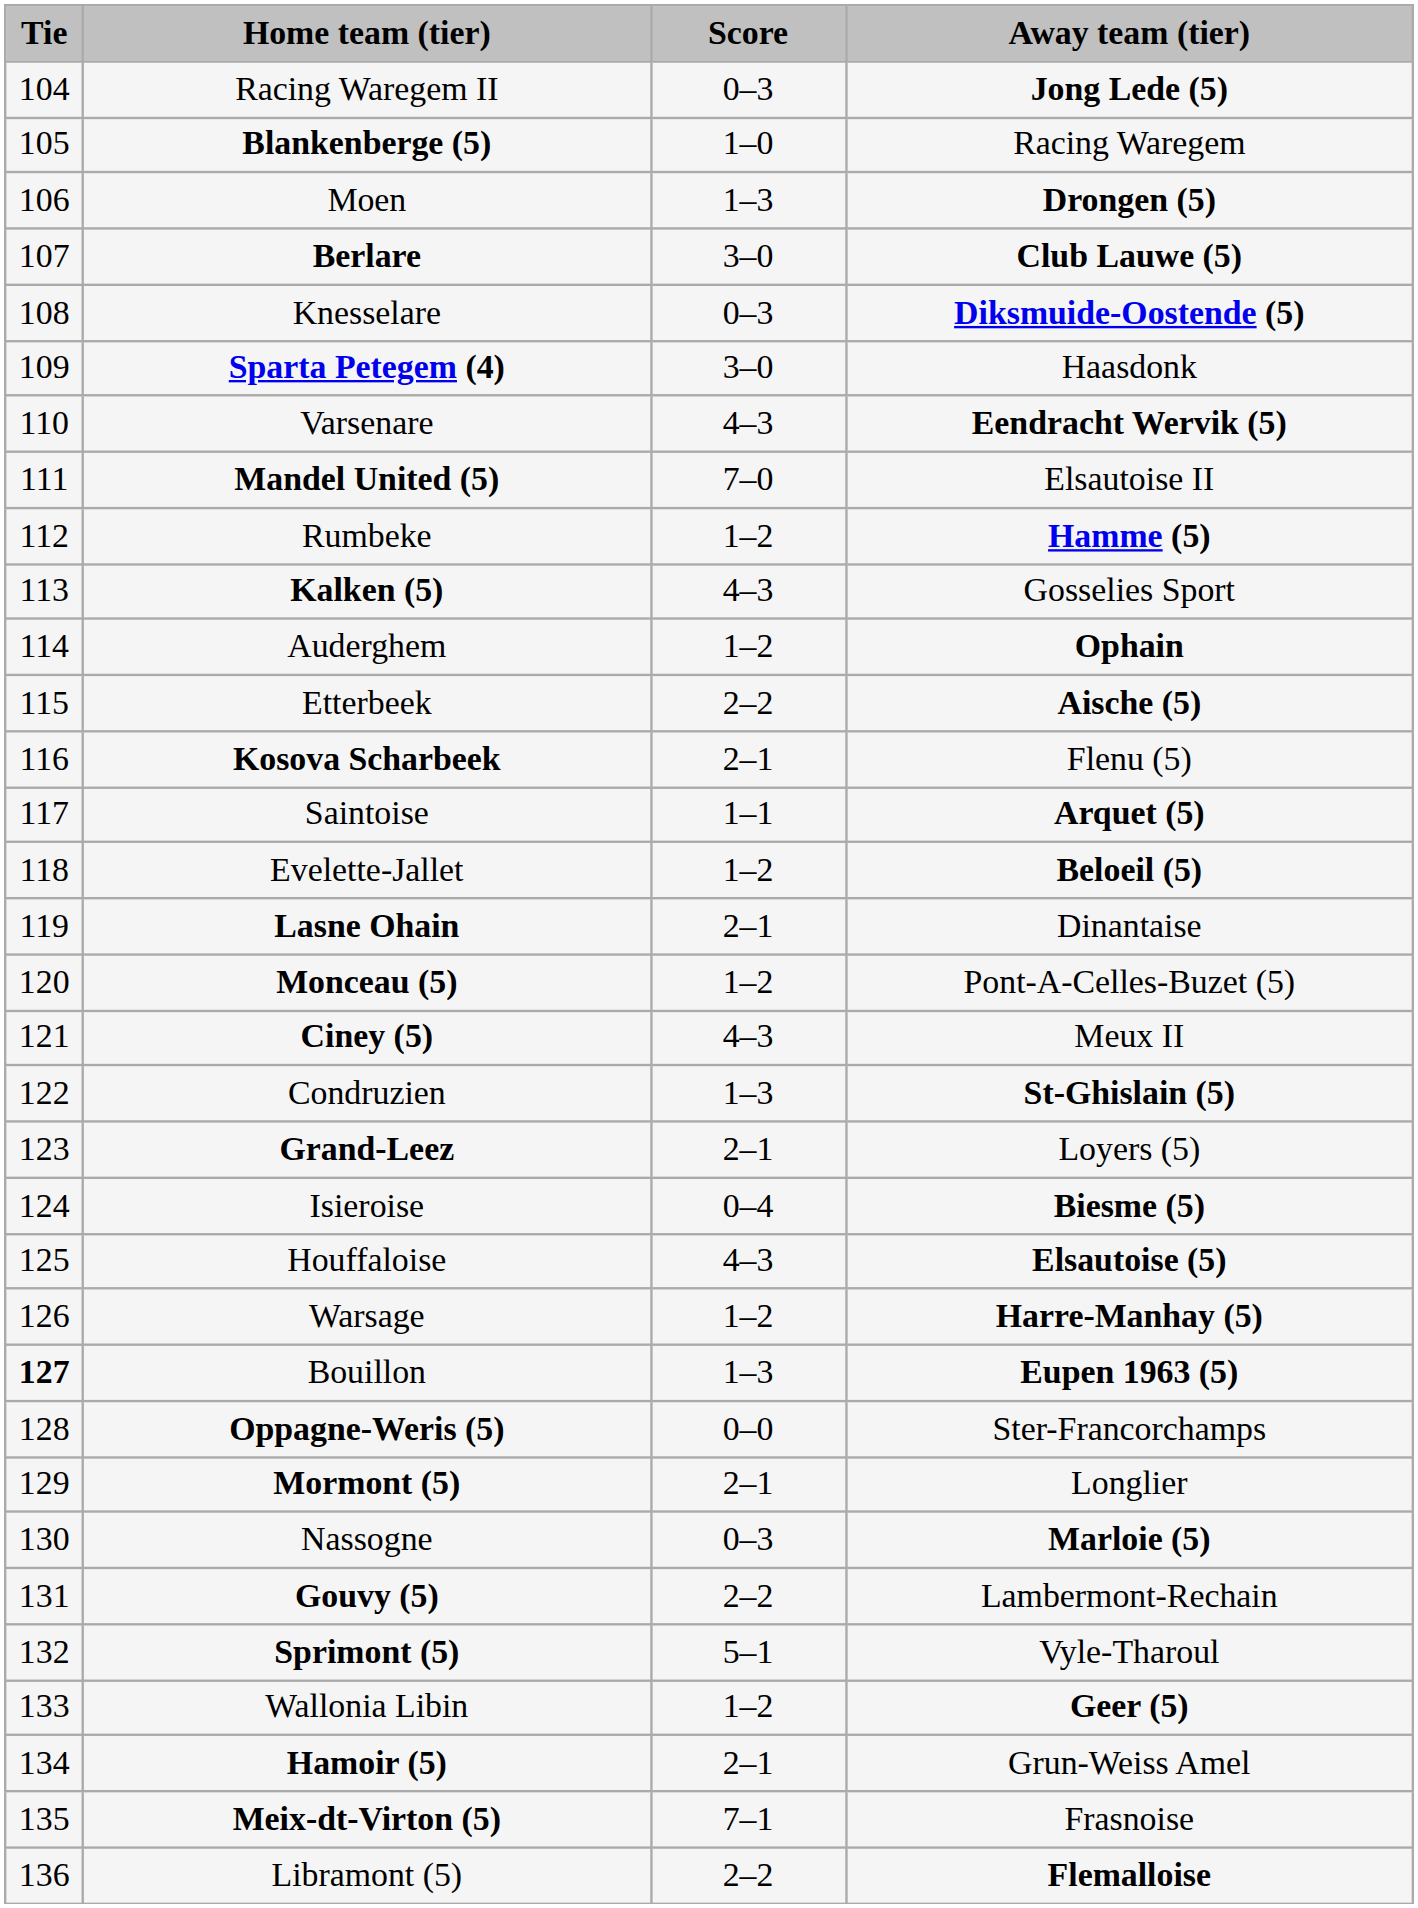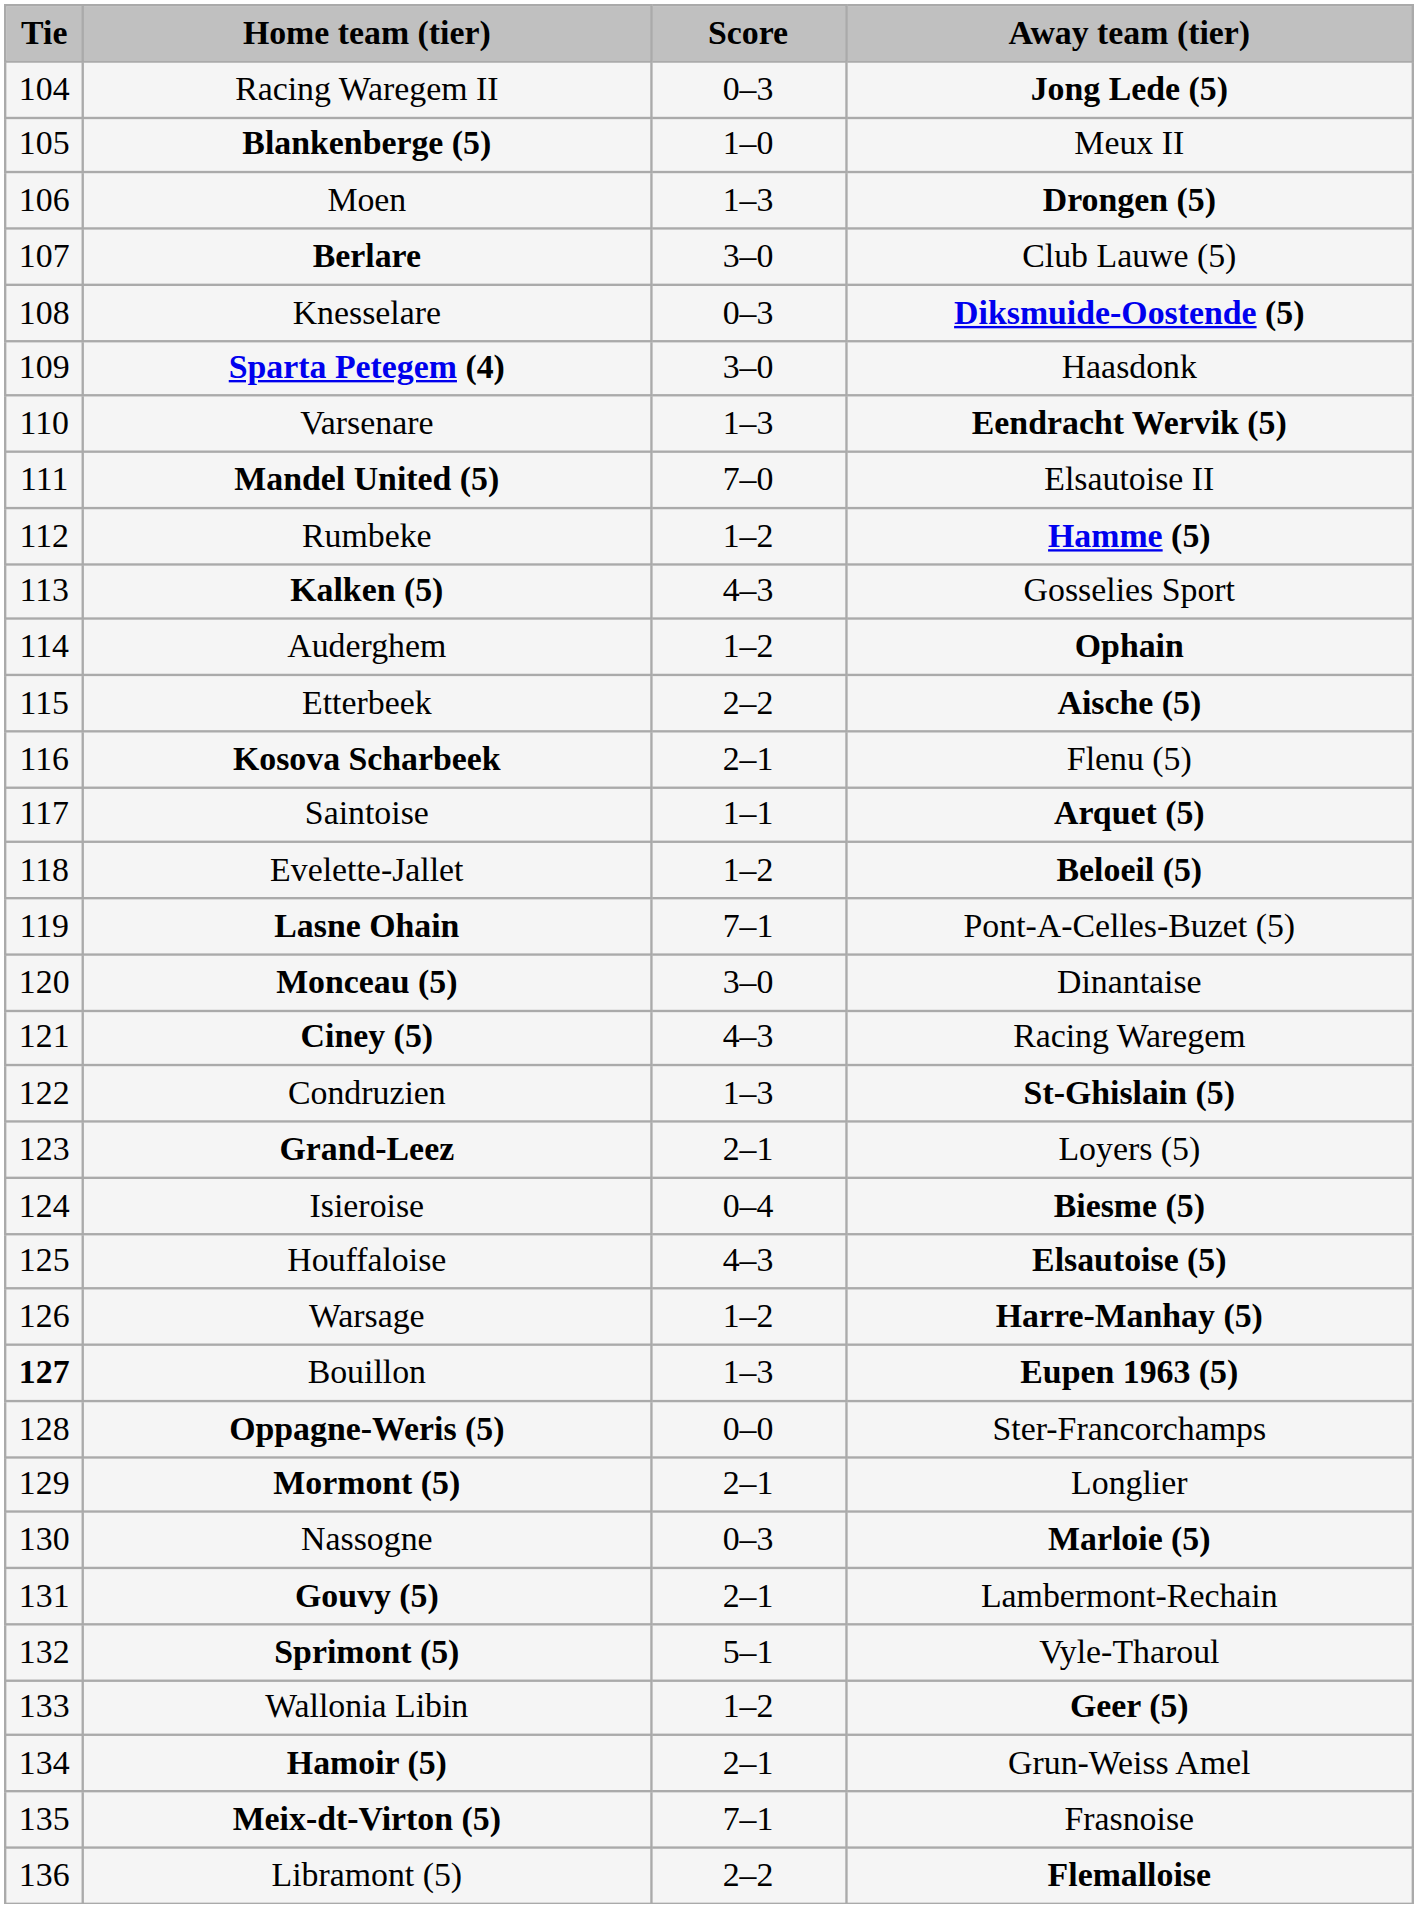(1129, 144) Racing Waregem -> (1129, 144) Meux II
(1129, 256) bold -> (1129, 256) normal
(748, 423) 4–3 -> (748, 423) 1–3
(748, 925) 2–1 -> (748, 925) 7–1
(1129, 925) Dinantaise -> (1129, 925) Pont-A-Celles-Buzet (5)
(748, 981) 1–2 -> (748, 981) 3–0
(1129, 981) Pont-A-Celles-Buzet (5) -> (1129, 981) Dinantaise
(1129, 1037) Meux II -> (1129, 1037) Racing Waregem
(748, 1595) 2–2 -> (748, 1595) 2–1
